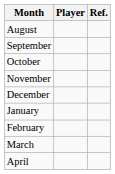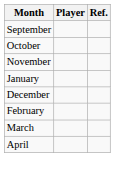- row: (22, 29)
rows swapped: (28, 95) <-> (23, 111)
